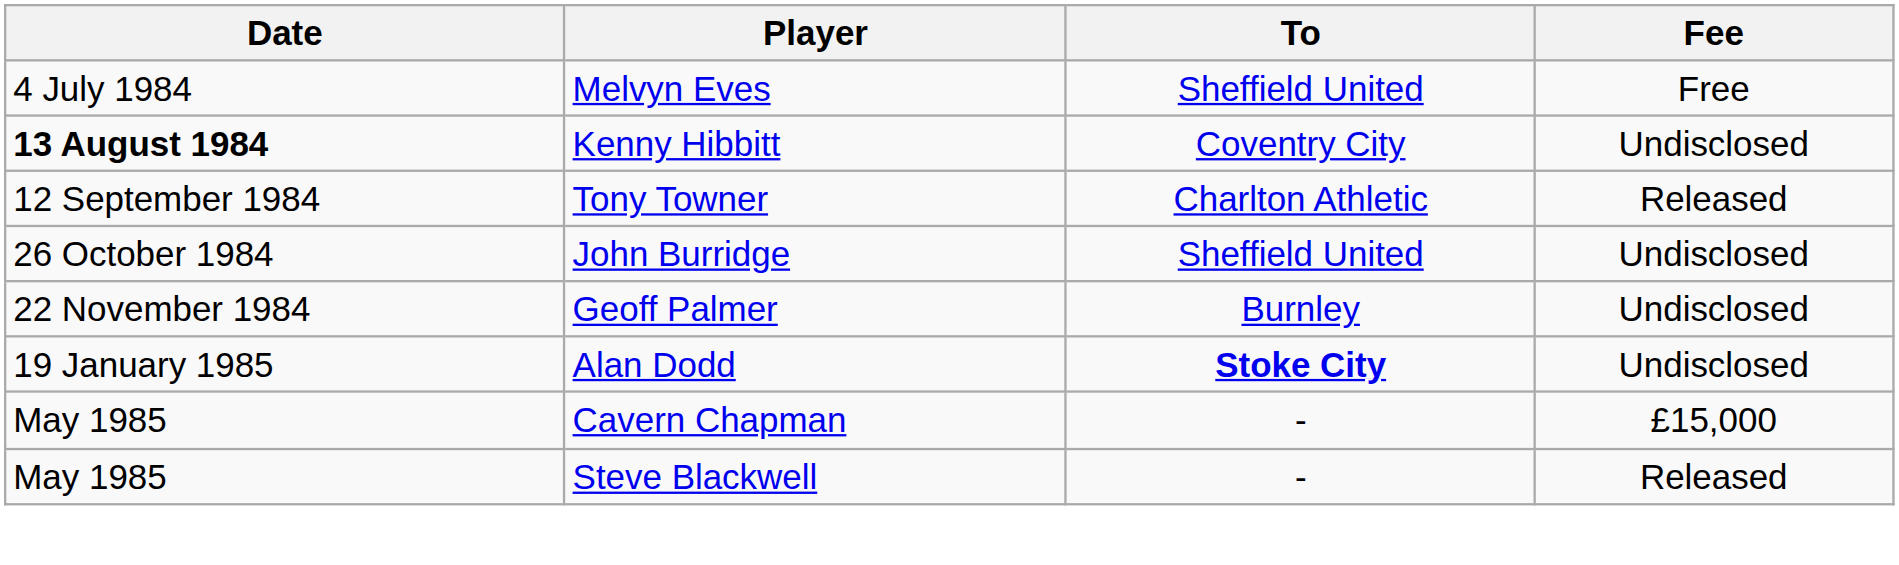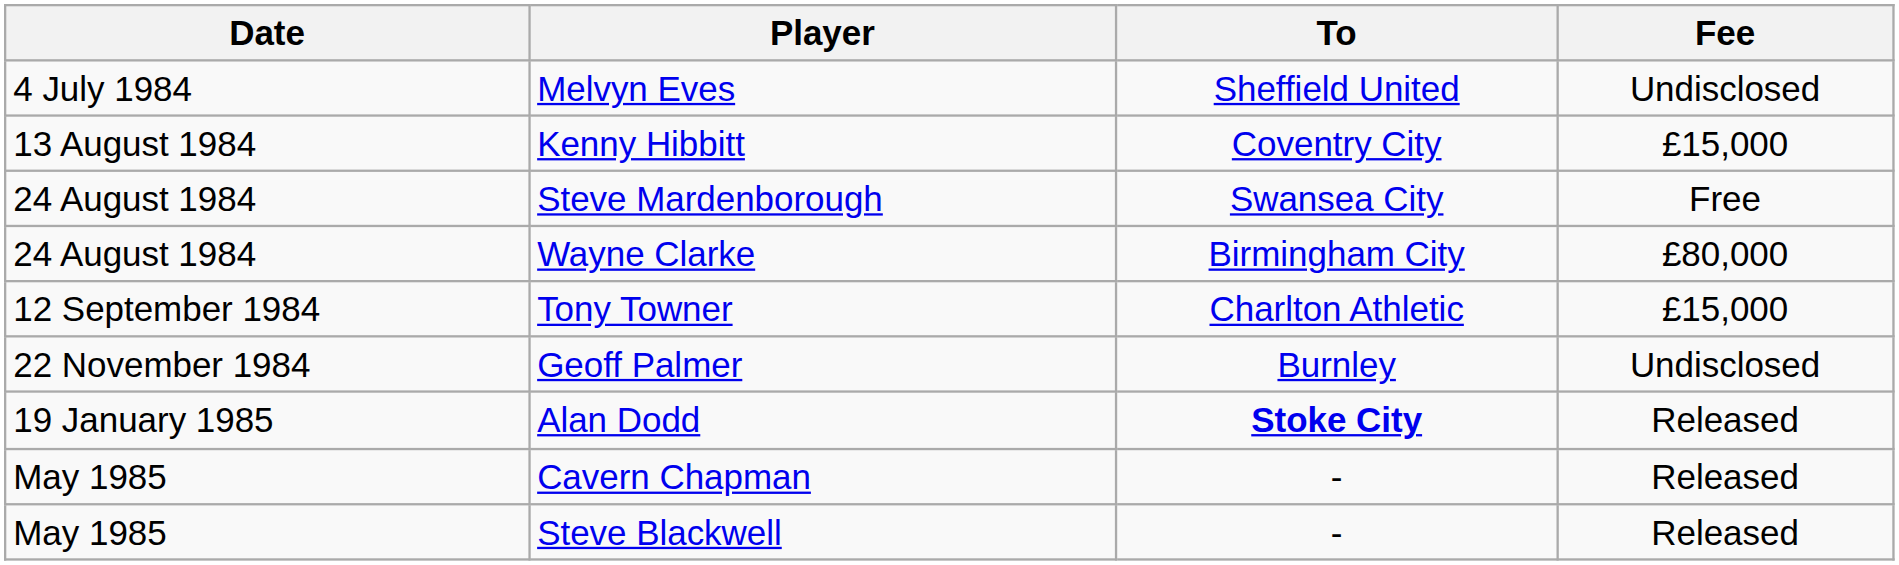(1714, 88) Free -> (1725, 88) Undisclosed
(141, 144) bold -> (135, 144) normal
(1714, 144) Undisclosed -> (1725, 144) £15,000
+ row: (710, 199)
+ row: (646, 254)
(1714, 199) Released -> (1725, 310) £15,000
- row: (681, 254)
(1714, 365) Undisclosed -> (1725, 420) Released
(1714, 420) £15,000 -> (1725, 476) Released
